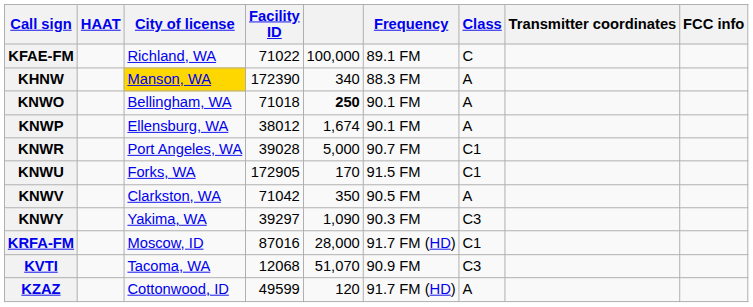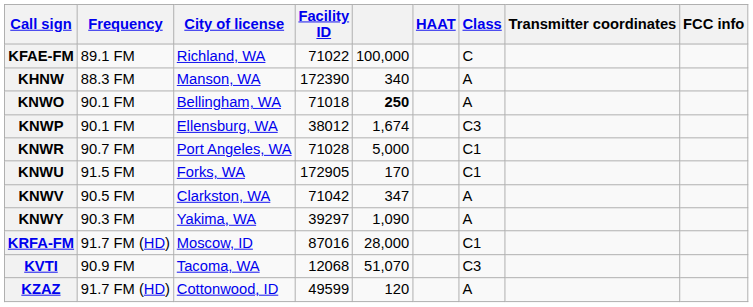columns swapped: (411, 24) <-> (101, 24)
(169, 79) gold background -> (219, 79) no background
(467, 126) A -> (472, 126) C3
(279, 149) 39028 -> (329, 149) 71028
(347, 196) 350 -> (397, 196) 347
(472, 219) C3 -> (467, 219) A
